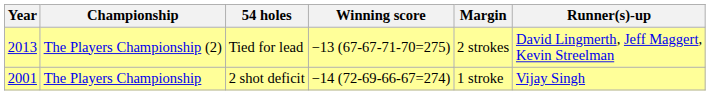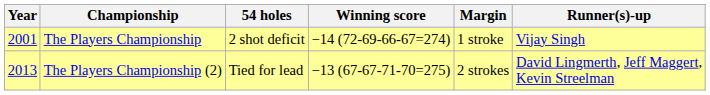rows swapped: (122, 78) <-> (133, 47)
